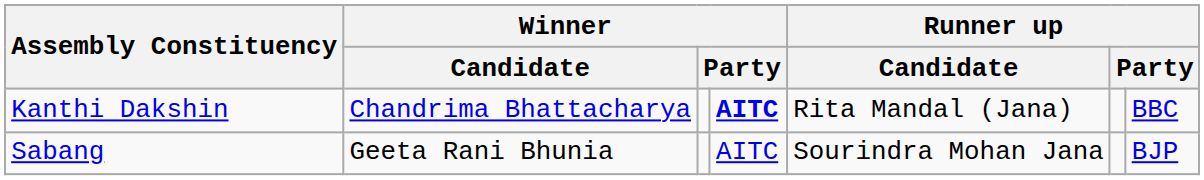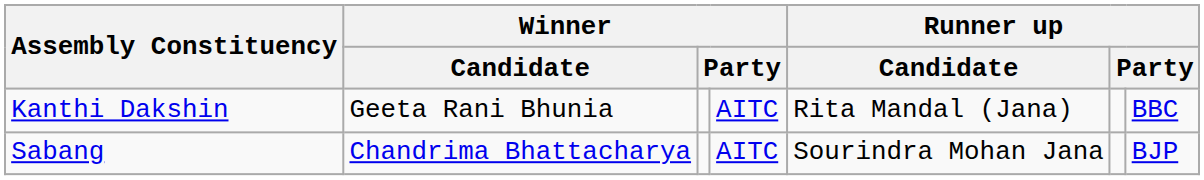(520, 110) Chandrima Bhattacharya -> (481, 110) Geeta Rani Bhunia
(747, 110) bold -> (747, 110) normal
(481, 153) Geeta Rani Bhunia -> (520, 153) Chandrima Bhattacharya
